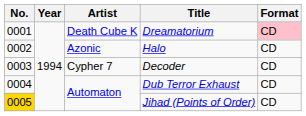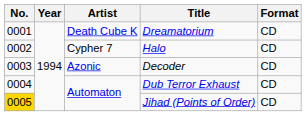(269, 31) pink background -> (269, 31) no background
(84, 48) Azonic -> (90, 48) Cypher 7
(90, 66) Cypher 7 -> (84, 66) Azonic
